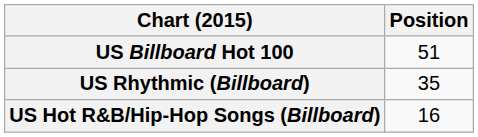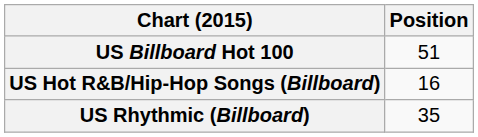rows swapped: (195, 115) <-> (195, 83)
